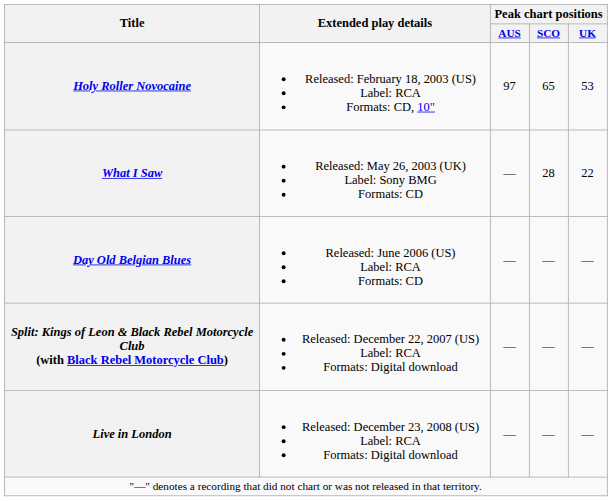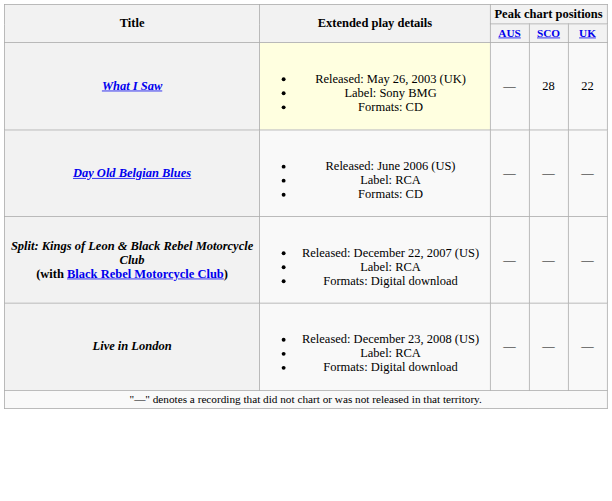- row: (132, 86)
(375, 180) no background -> (375, 93) lightyellow background
